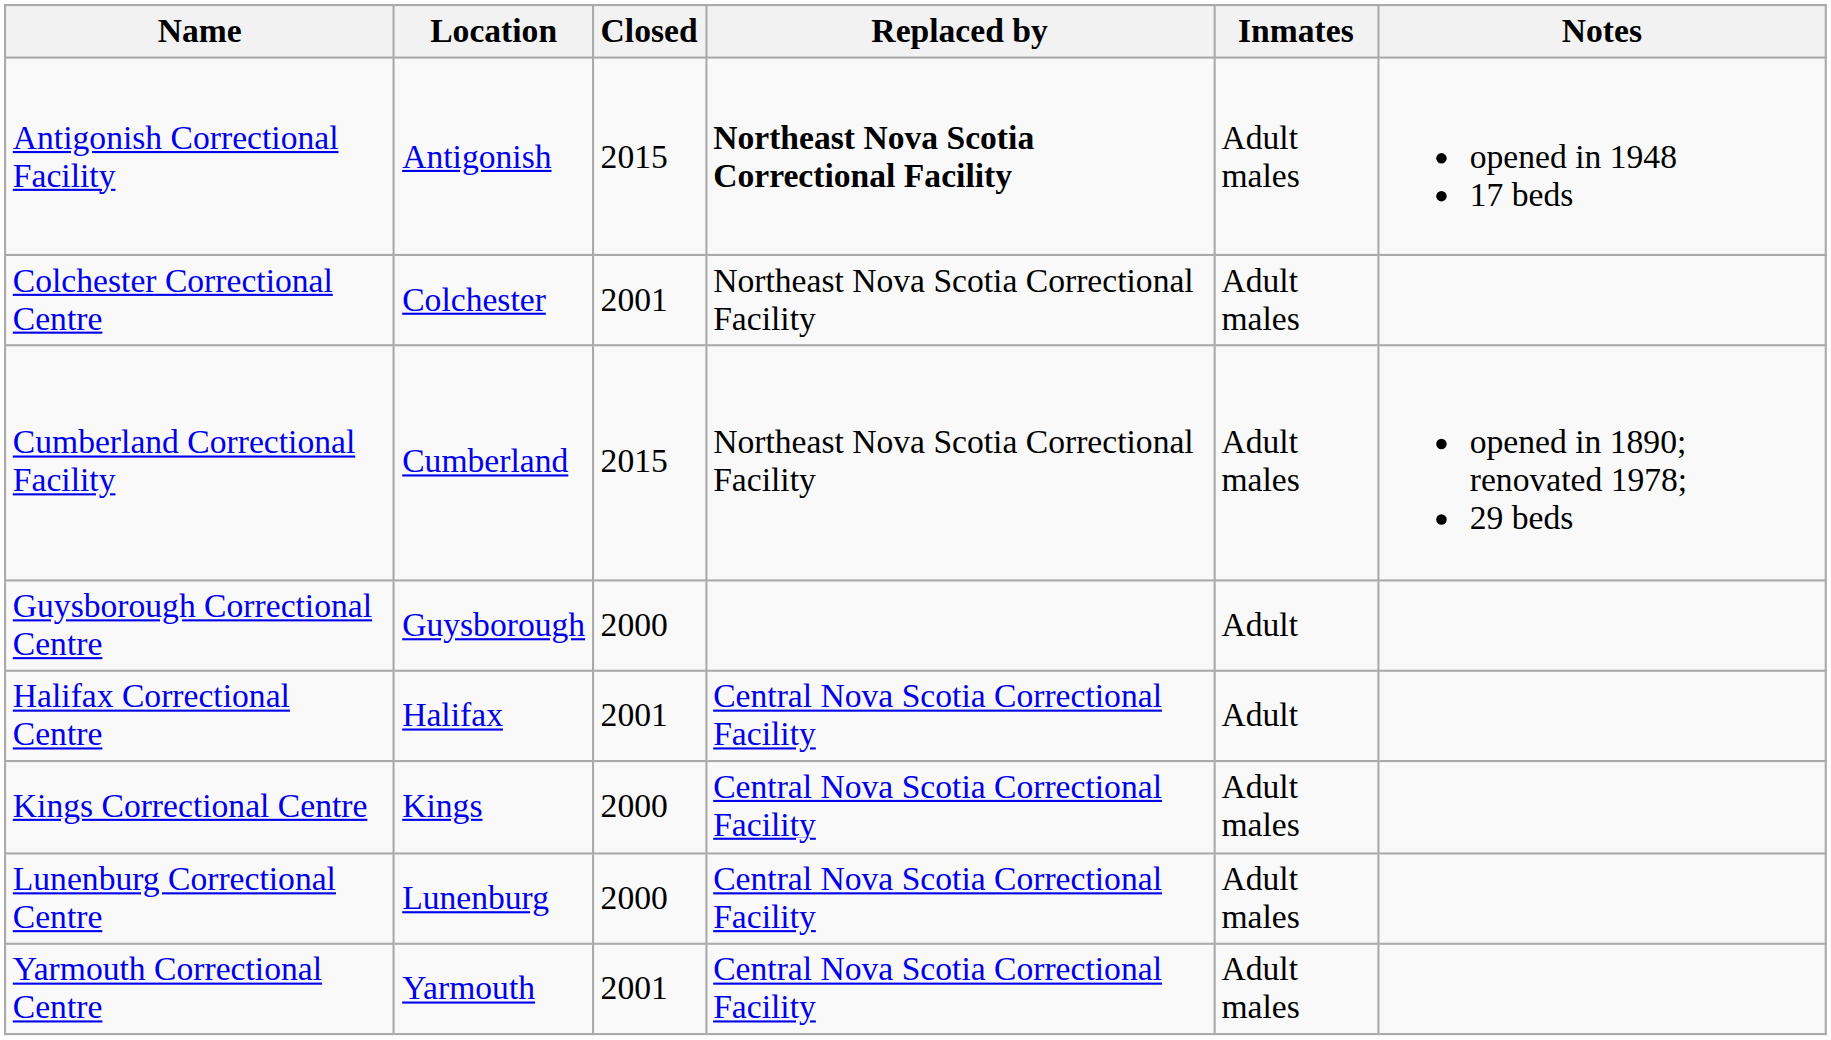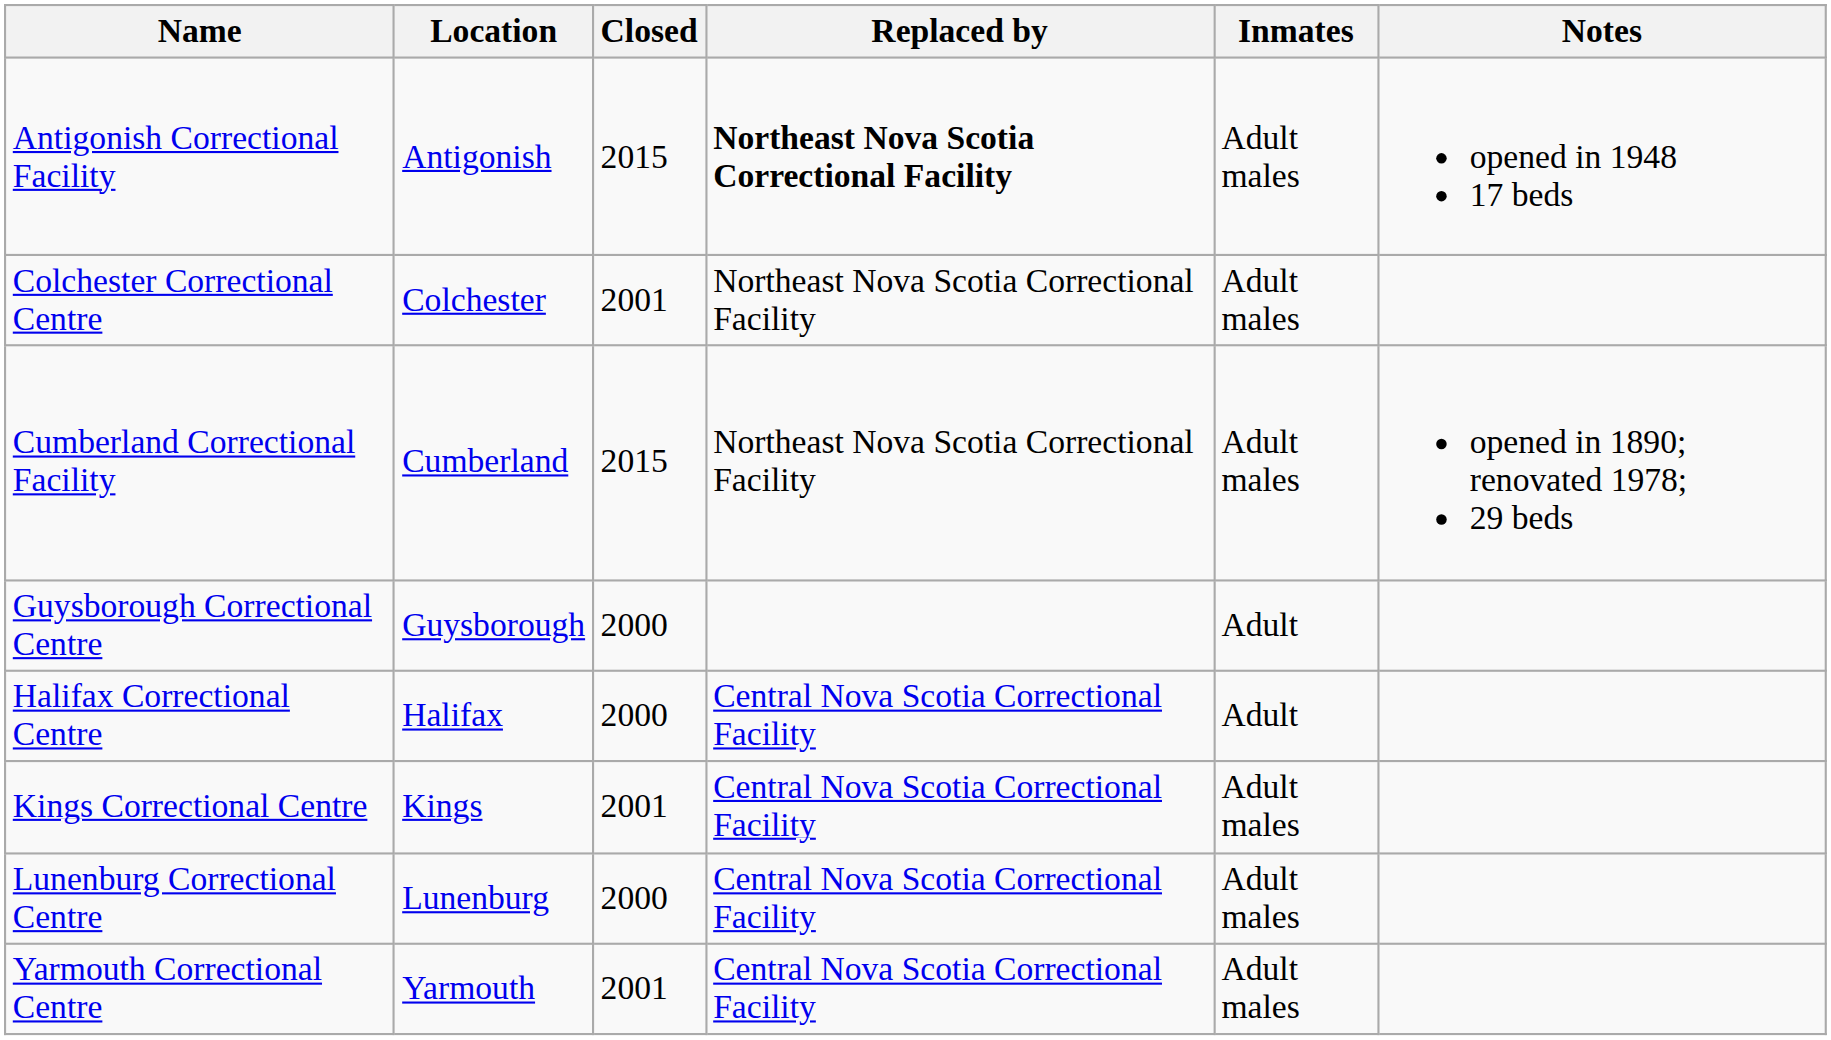(634, 715) 2001 -> (634, 715) 2000
(634, 806) 2000 -> (634, 806) 2001
